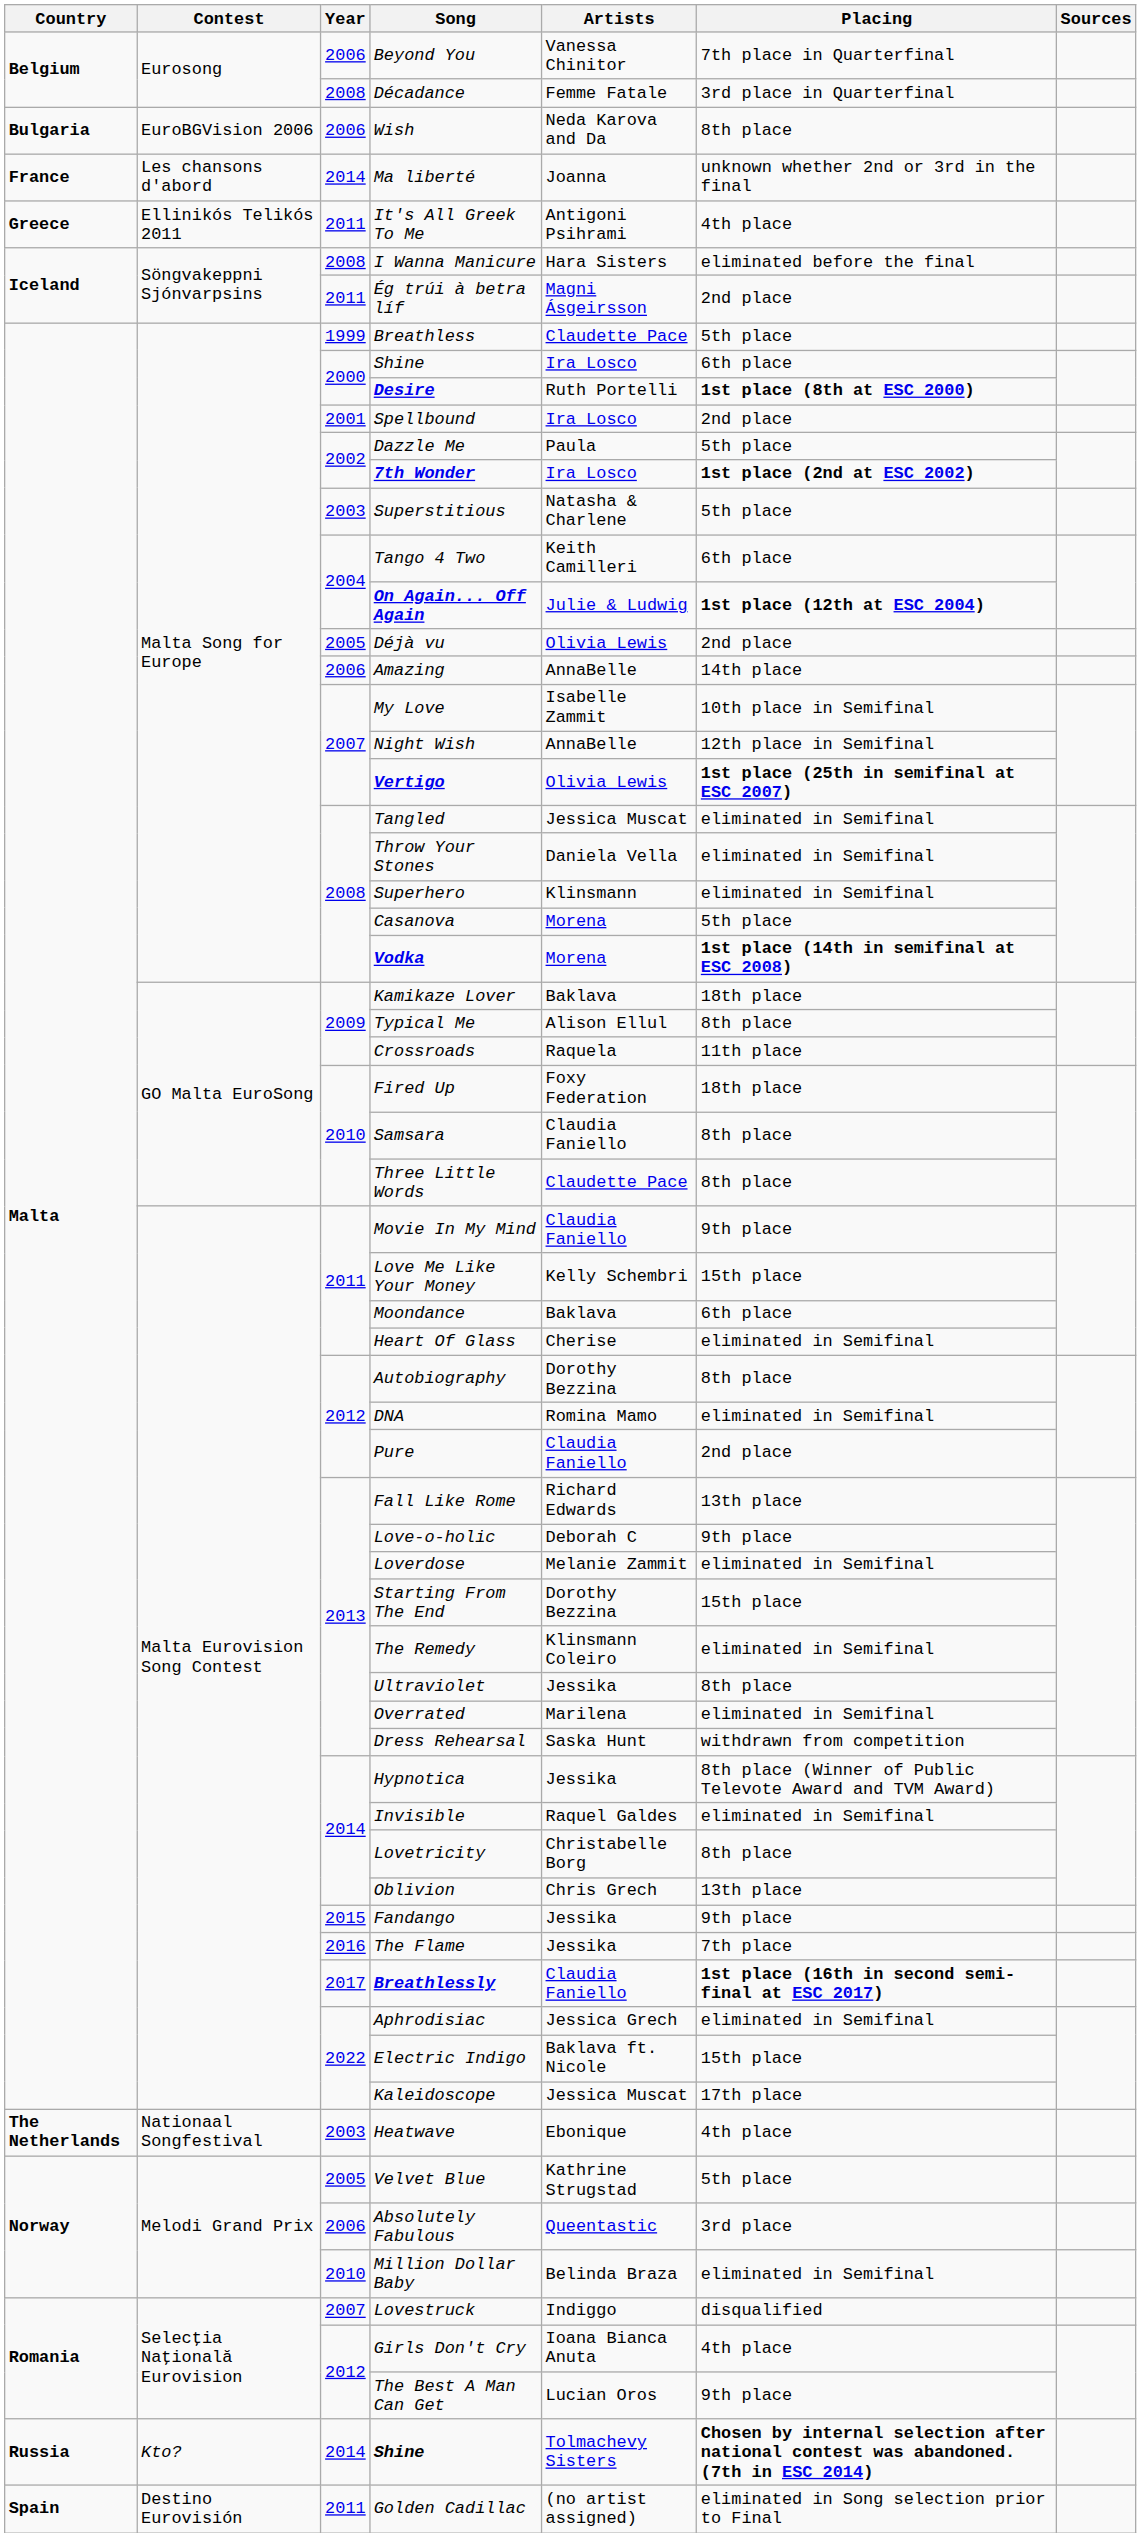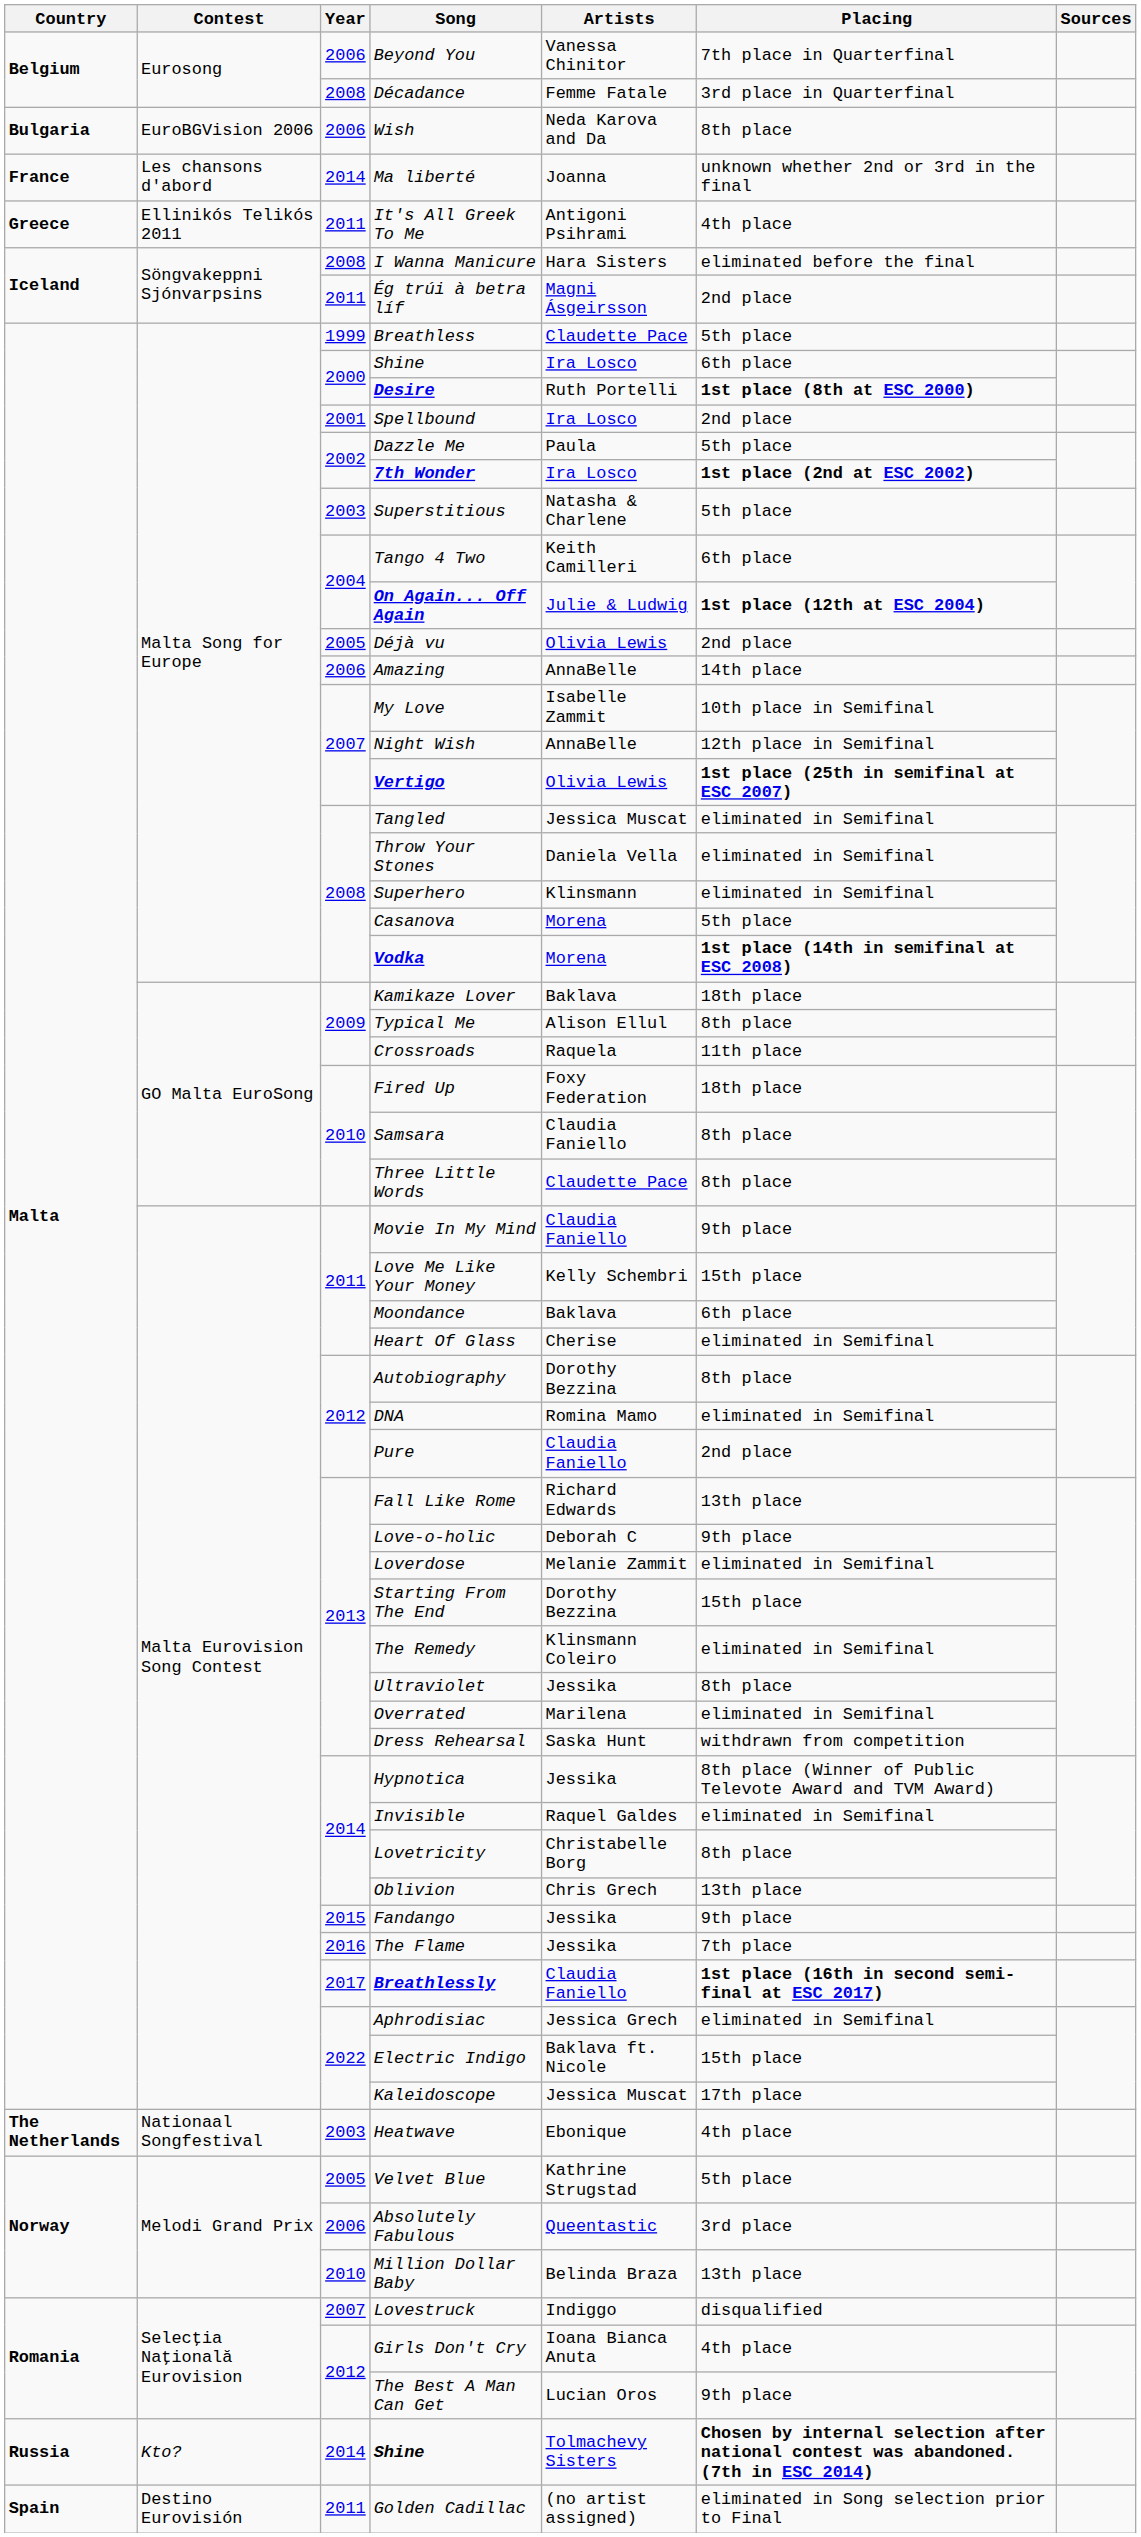(817, 2274) eliminated in Semifinal -> (752, 2274) 13th place
